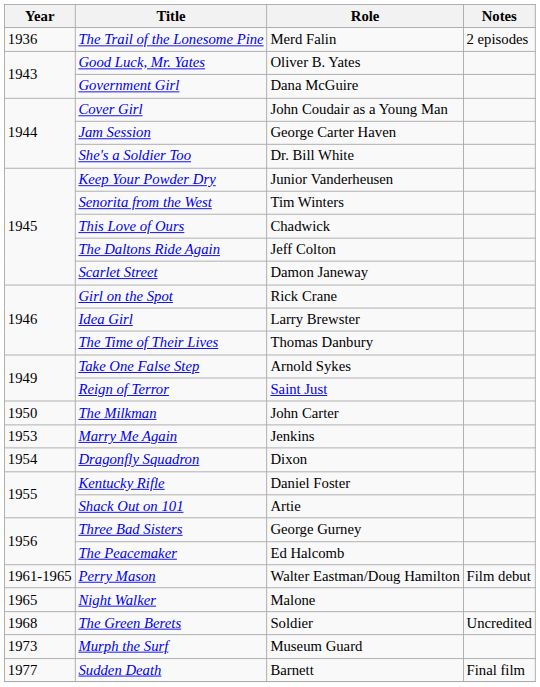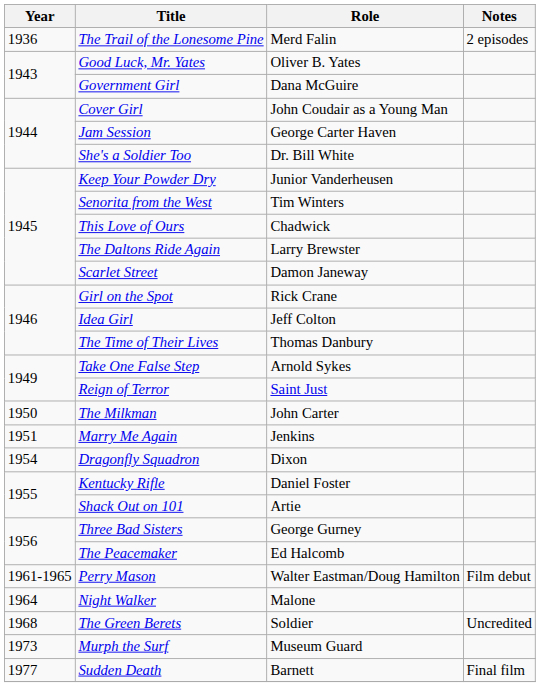(303, 249) Jeff Colton -> (315, 249) Larry Brewster
(315, 319) Larry Brewster -> (303, 319) Jeff Colton
(23, 436) 1953 -> (23, 436) 1951
(23, 599) 1965 -> (23, 599) 1964
